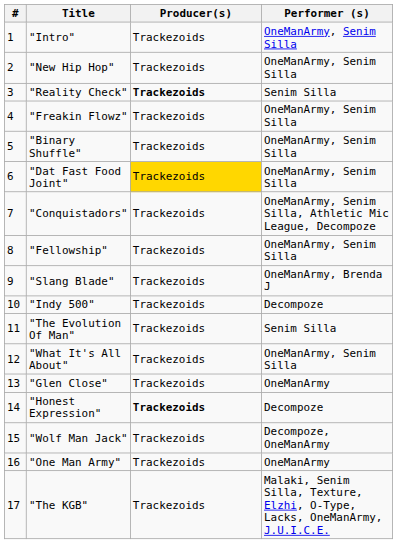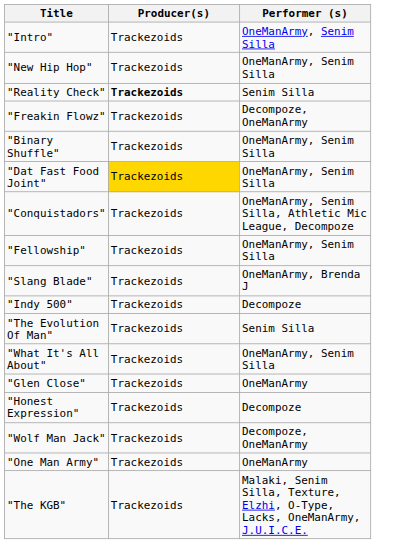- column: (15, 13)
(320, 116) OneManArmy, Senim Silla -> (275, 116) Decompoze, OneManArmy
(169, 407) bold -> (147, 407) normal
